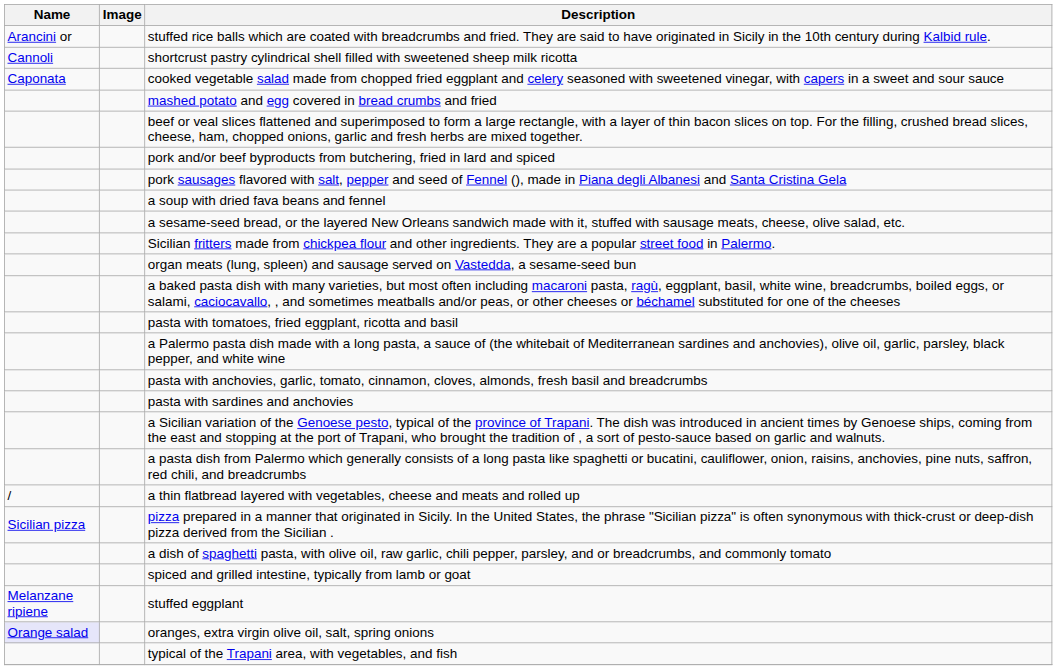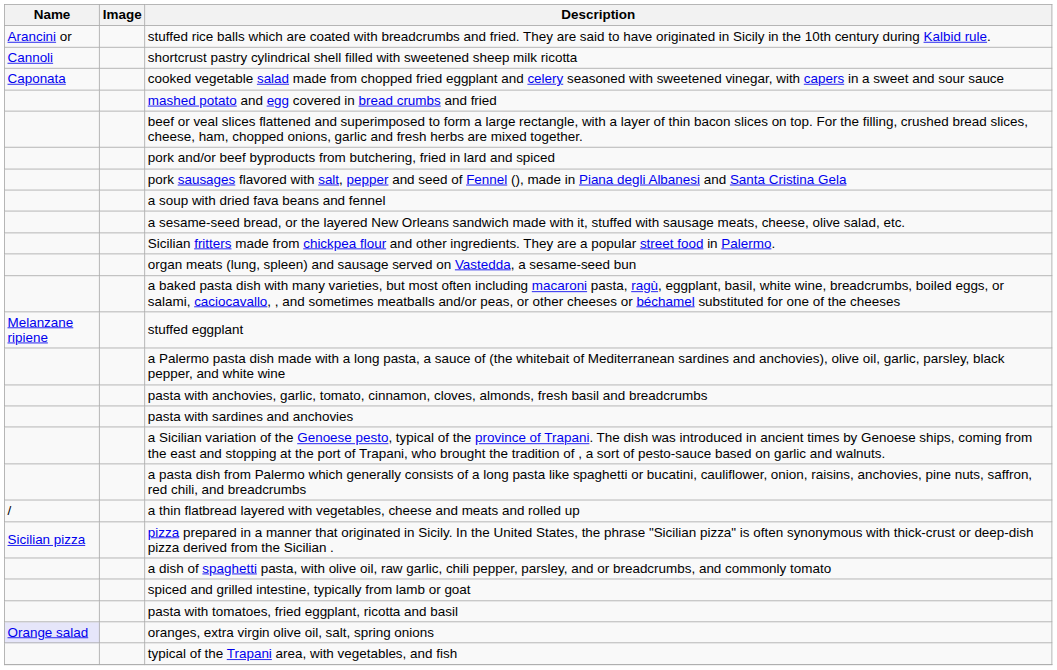rows swapped: (303, 322) <-> (196, 603)
